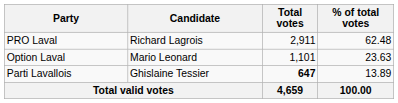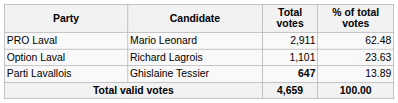(166, 40) Richard Lagrois -> (164, 40) Mario Leonard
(164, 57) Mario Leonard -> (166, 57) Richard Lagrois
